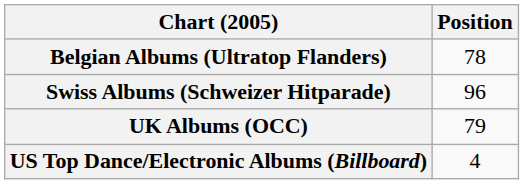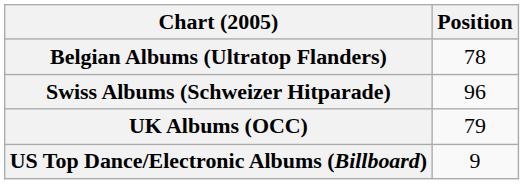(475, 160) 4 -> (475, 160) 9
